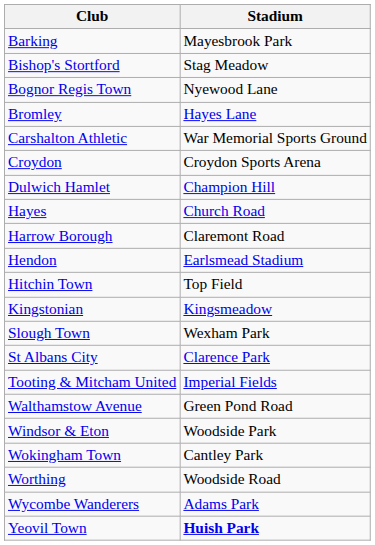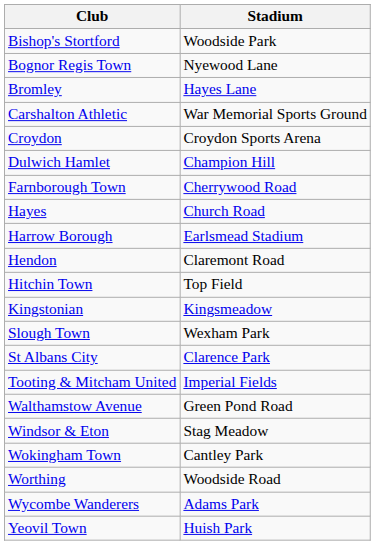- row: (33, 41)
(226, 65) Stag Meadow -> (230, 41) Woodside Park
+ row: (67, 187)
(234, 235) Claremont Road -> (243, 235) Earlsmead Stadium
(243, 260) Earlsmead Stadium -> (234, 260) Claremont Road
(230, 430) Woodside Park -> (226, 430) Stag Meadow
(221, 528) bold -> (218, 528) normal
